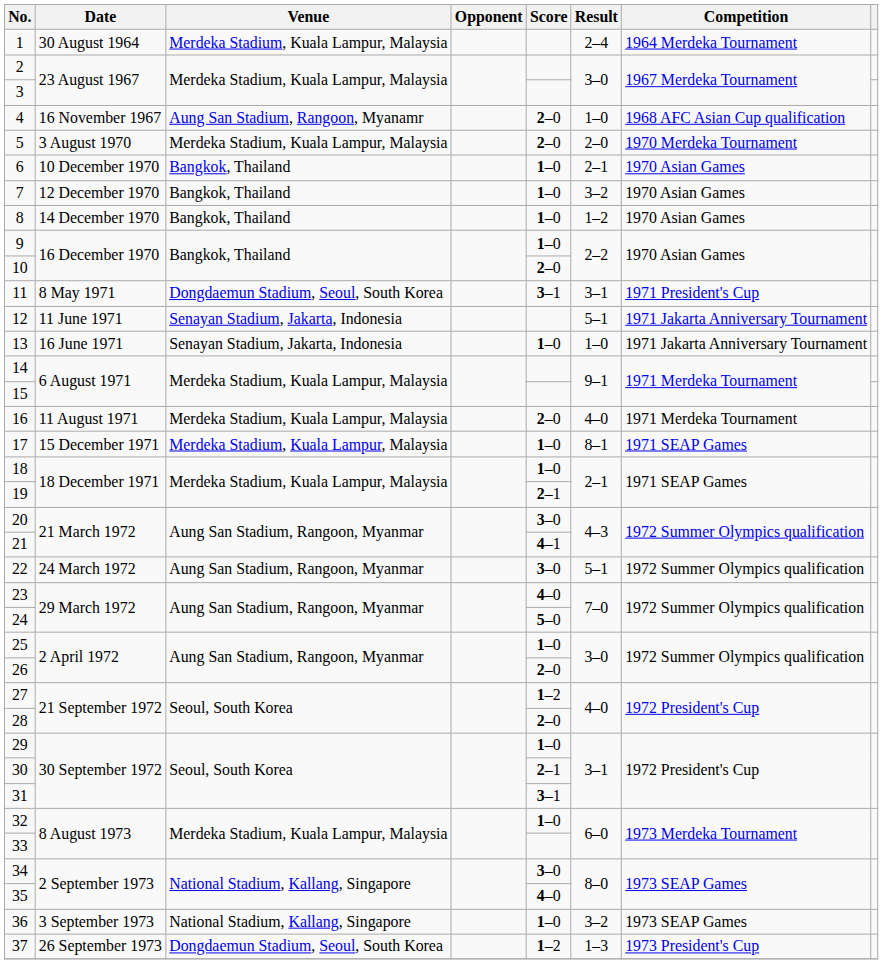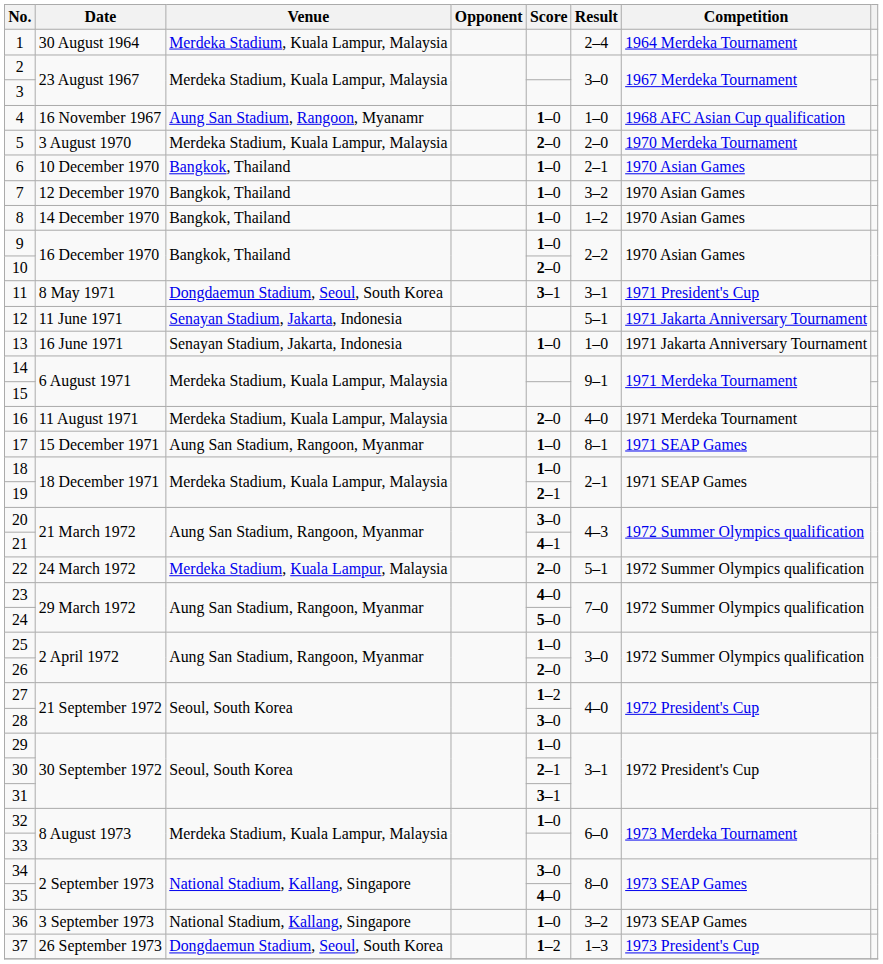(549, 117) 2–0 -> (549, 117) 1–0
(308, 444) Merdeka Stadium, Kuala Lampur, Malaysia -> (296, 444) Aung San Stadium, Rangoon, Myanmar
(296, 569) Aung San Stadium, Rangoon, Myanmar -> (308, 569) Merdeka Stadium, Kuala Lampur, Malaysia
(549, 569) 3–0 -> (549, 569) 2–0
(549, 720) 2–0 -> (549, 720) 3–0
